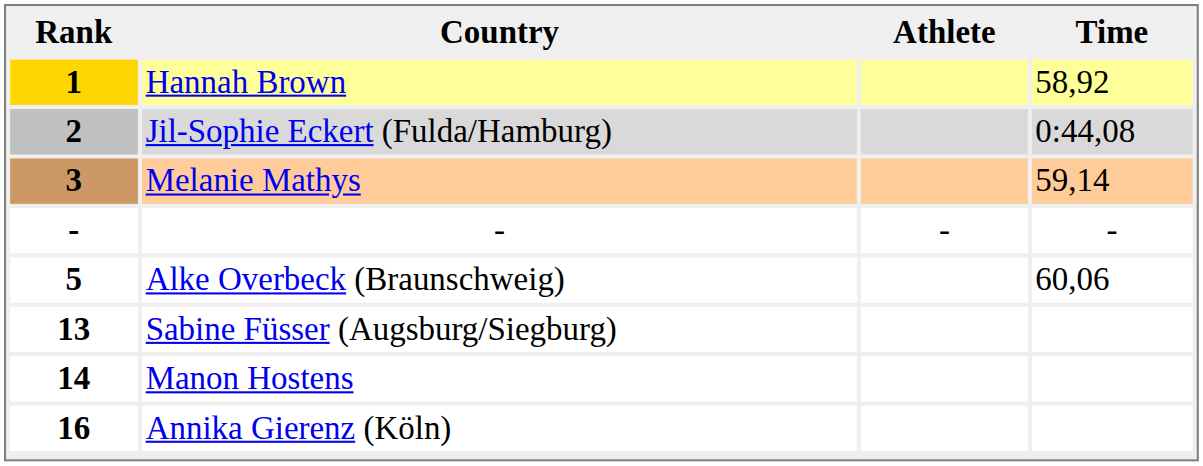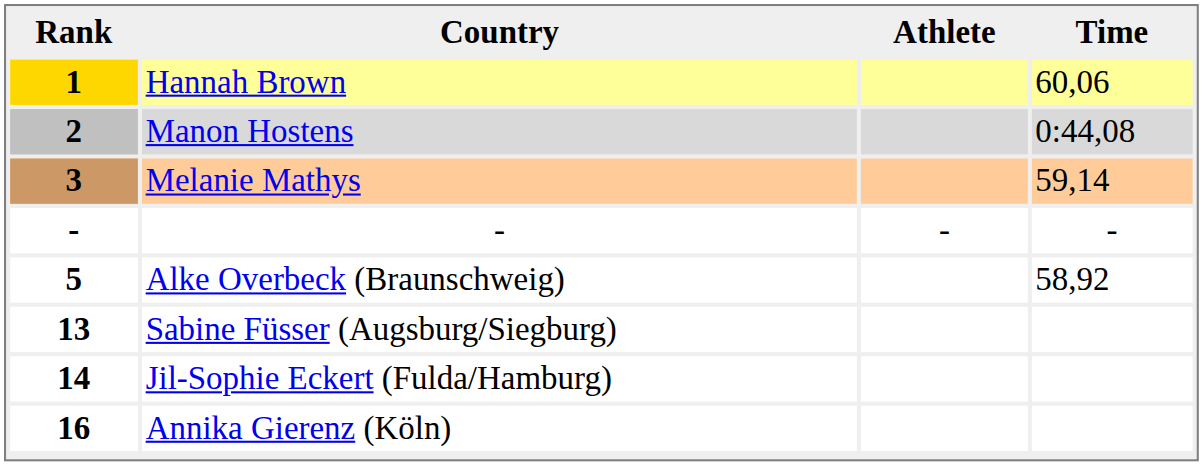(1072, 81) 58,92 -> (1072, 81) 60,06
(379, 131) Jil-Sophie Eckert (Fulda/Hamburg) -> (250, 131) Manon Hostens
(1072, 279) 60,06 -> (1072, 279) 58,92
(250, 378) Manon Hostens -> (379, 378) Jil-Sophie Eckert (Fulda/Hamburg)
